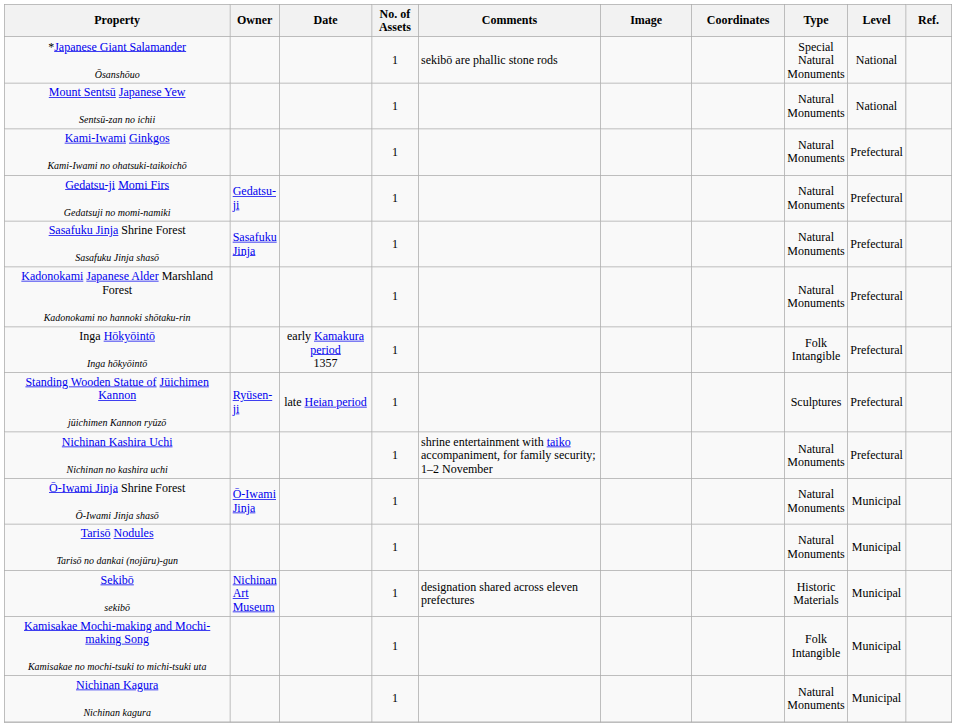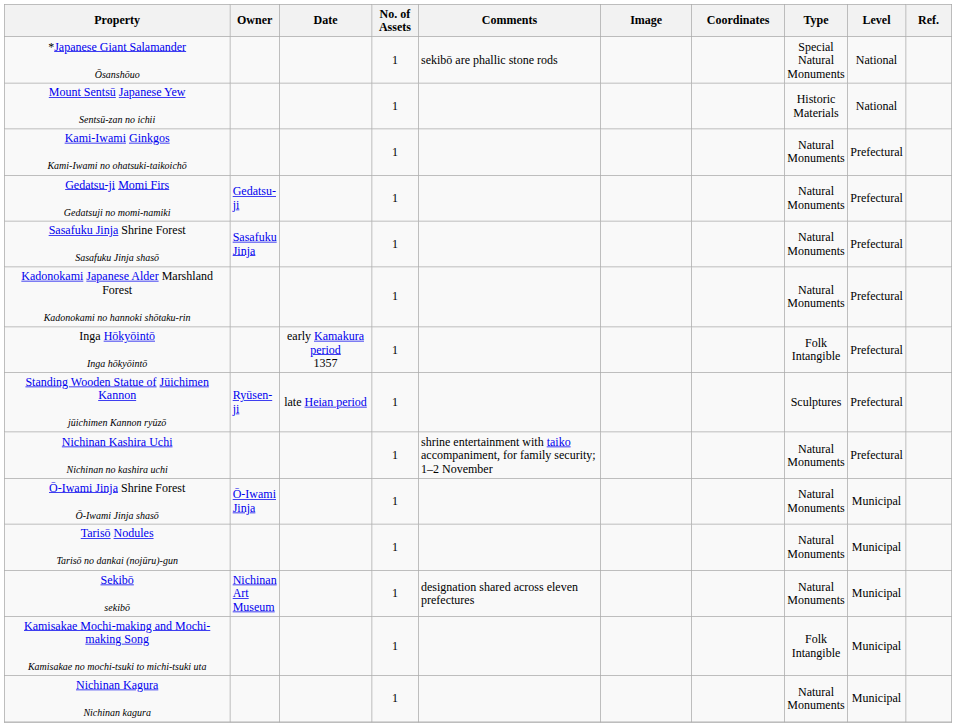(816, 106) Natural Monuments -> (816, 106) Historic Materials
(816, 593) Historic Materials -> (816, 593) Natural Monuments
